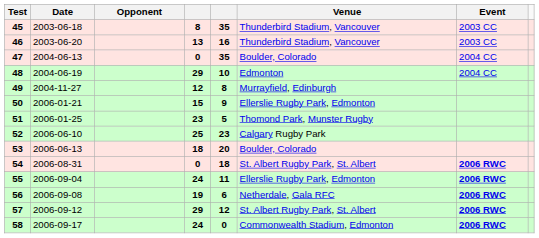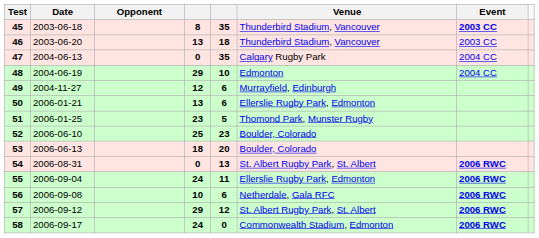(478, 27) normal -> (478, 27) bold
(224, 42) 16 -> (224, 42) 18
(278, 57) Boulder, Colorado -> (283, 57) Calgary Rugby Park
(224, 88) 8 -> (224, 88) 6
(198, 103) 15 -> (198, 103) 13
(224, 103) 9 -> (224, 103) 6
(283, 133) Calgary Rugby Park -> (278, 133) Boulder, Colorado
(224, 164) 18 -> (224, 164) 13
(198, 194) 19 -> (198, 194) 10
